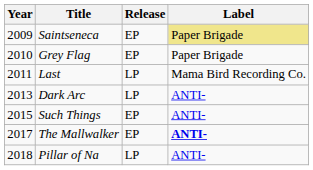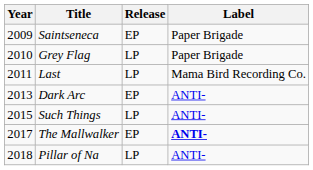(207, 34) khaki background -> (207, 34) no background
(132, 54) EP -> (132, 54) LP
(132, 94) LP -> (132, 94) EP
(132, 114) EP -> (132, 114) LP
